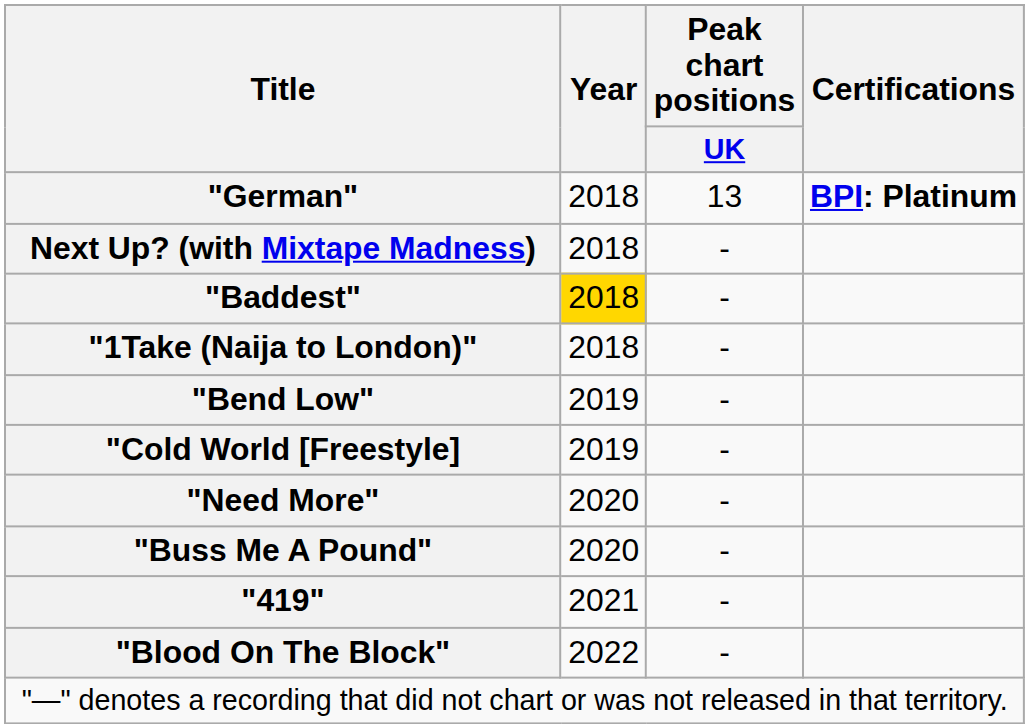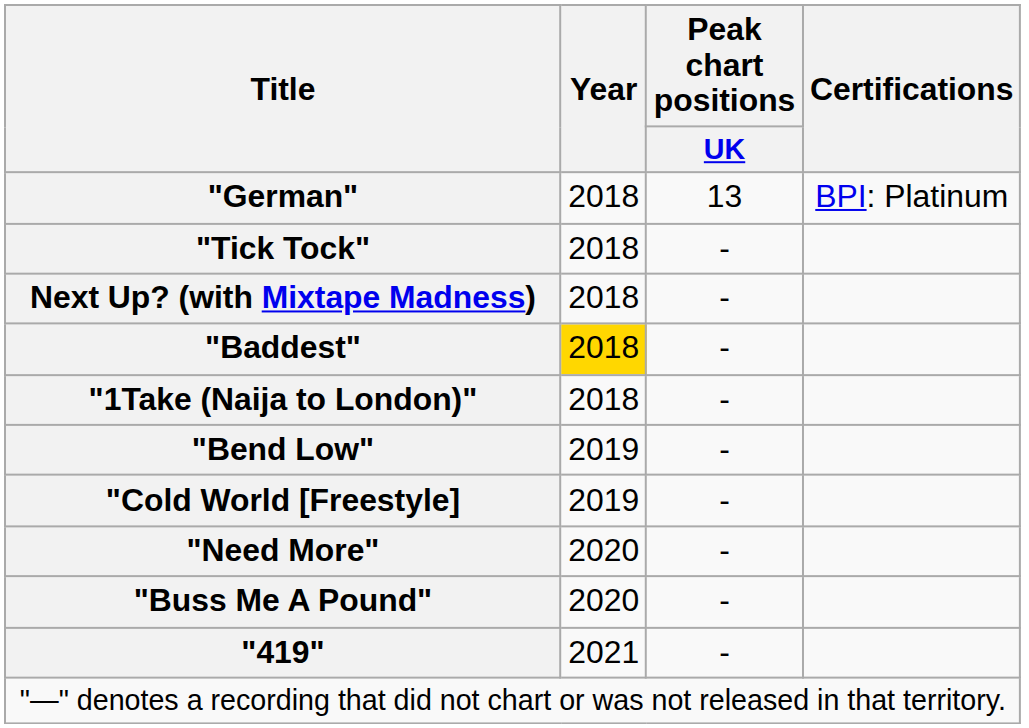(913, 197) bold -> (912, 197) normal
+ row: (283, 247)
- row: (283, 651)
